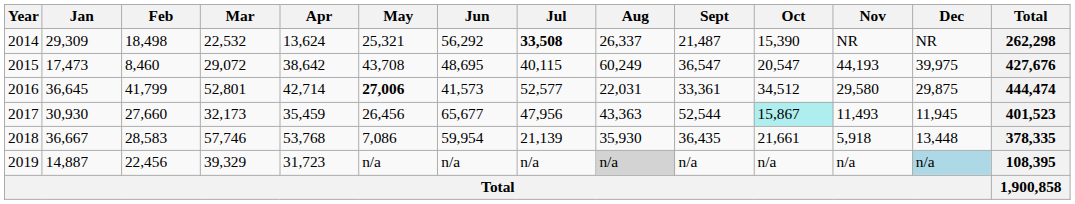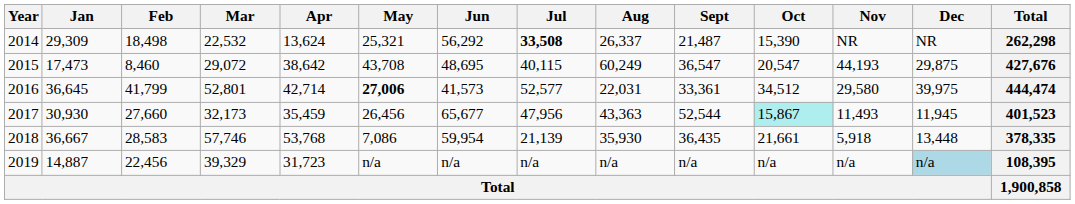(937, 65) 39,975 -> (937, 65) 29,875
(937, 89) 29,875 -> (937, 89) 39,975
(609, 162) lightgrey background -> (609, 162) no background
